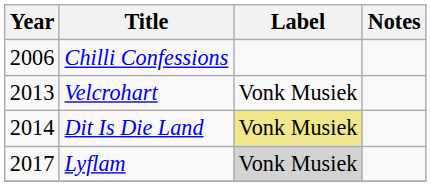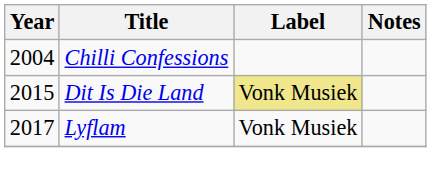(32, 57) 2006 -> (32, 57) 2004
- row: (111, 92)
(32, 127) 2014 -> (32, 92) 2015
(298, 163) lightgrey background -> (298, 127) no background
